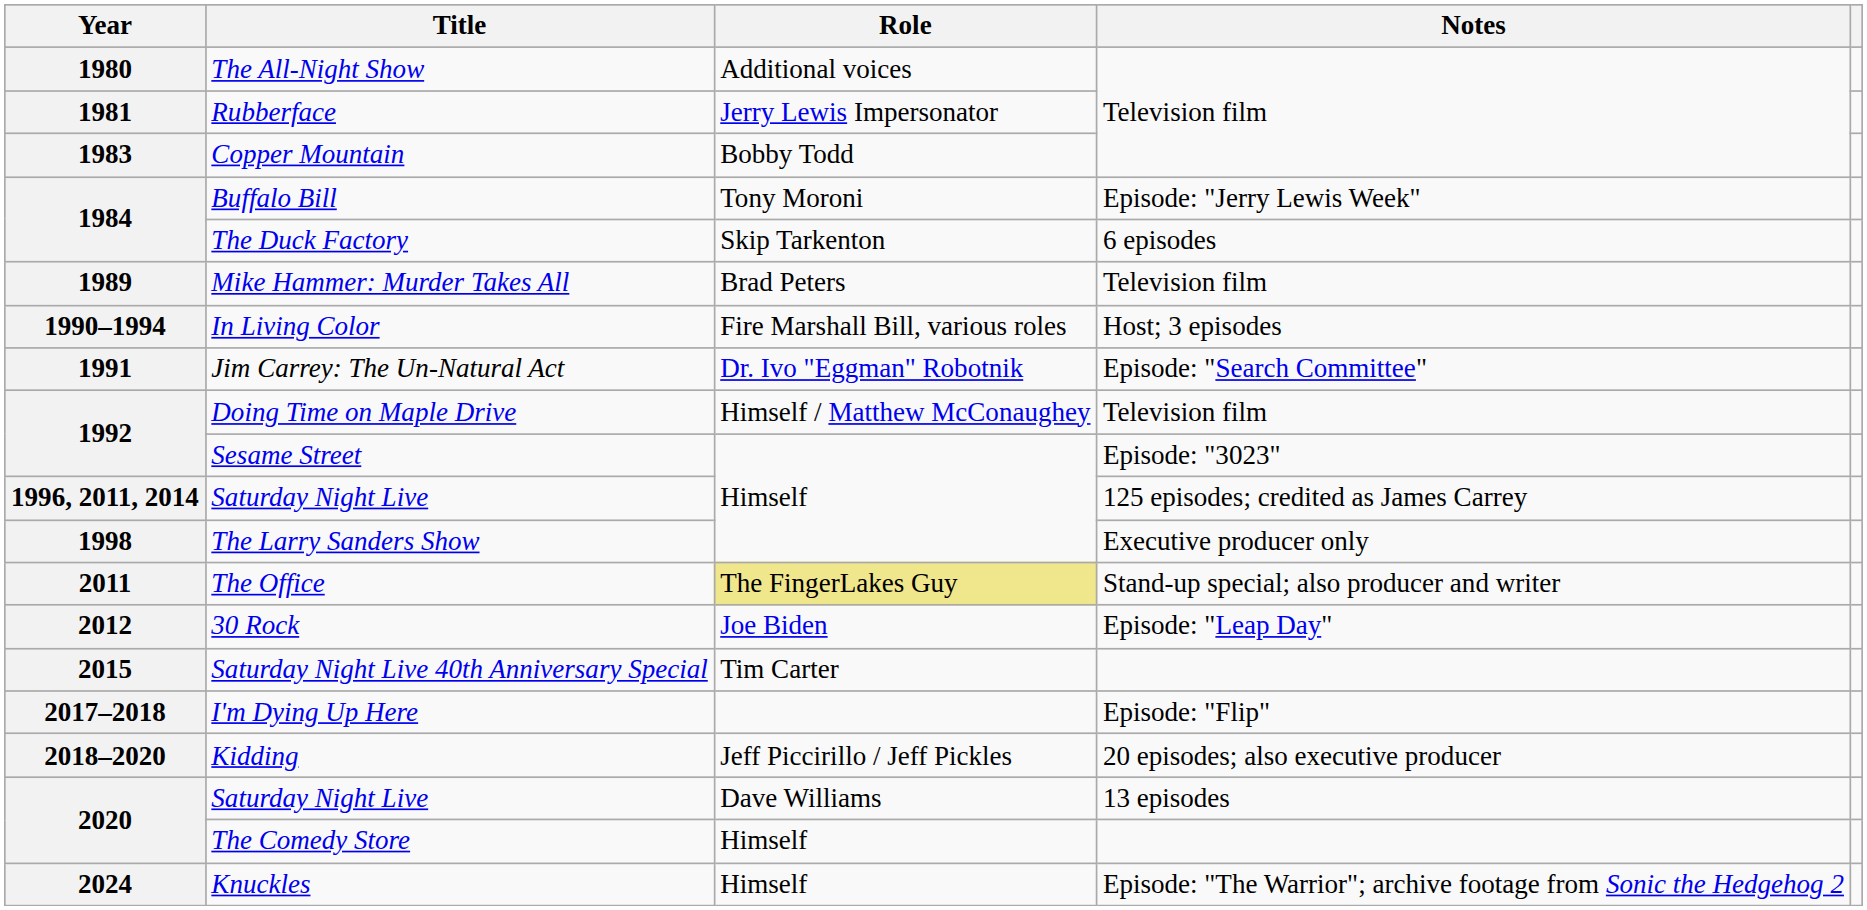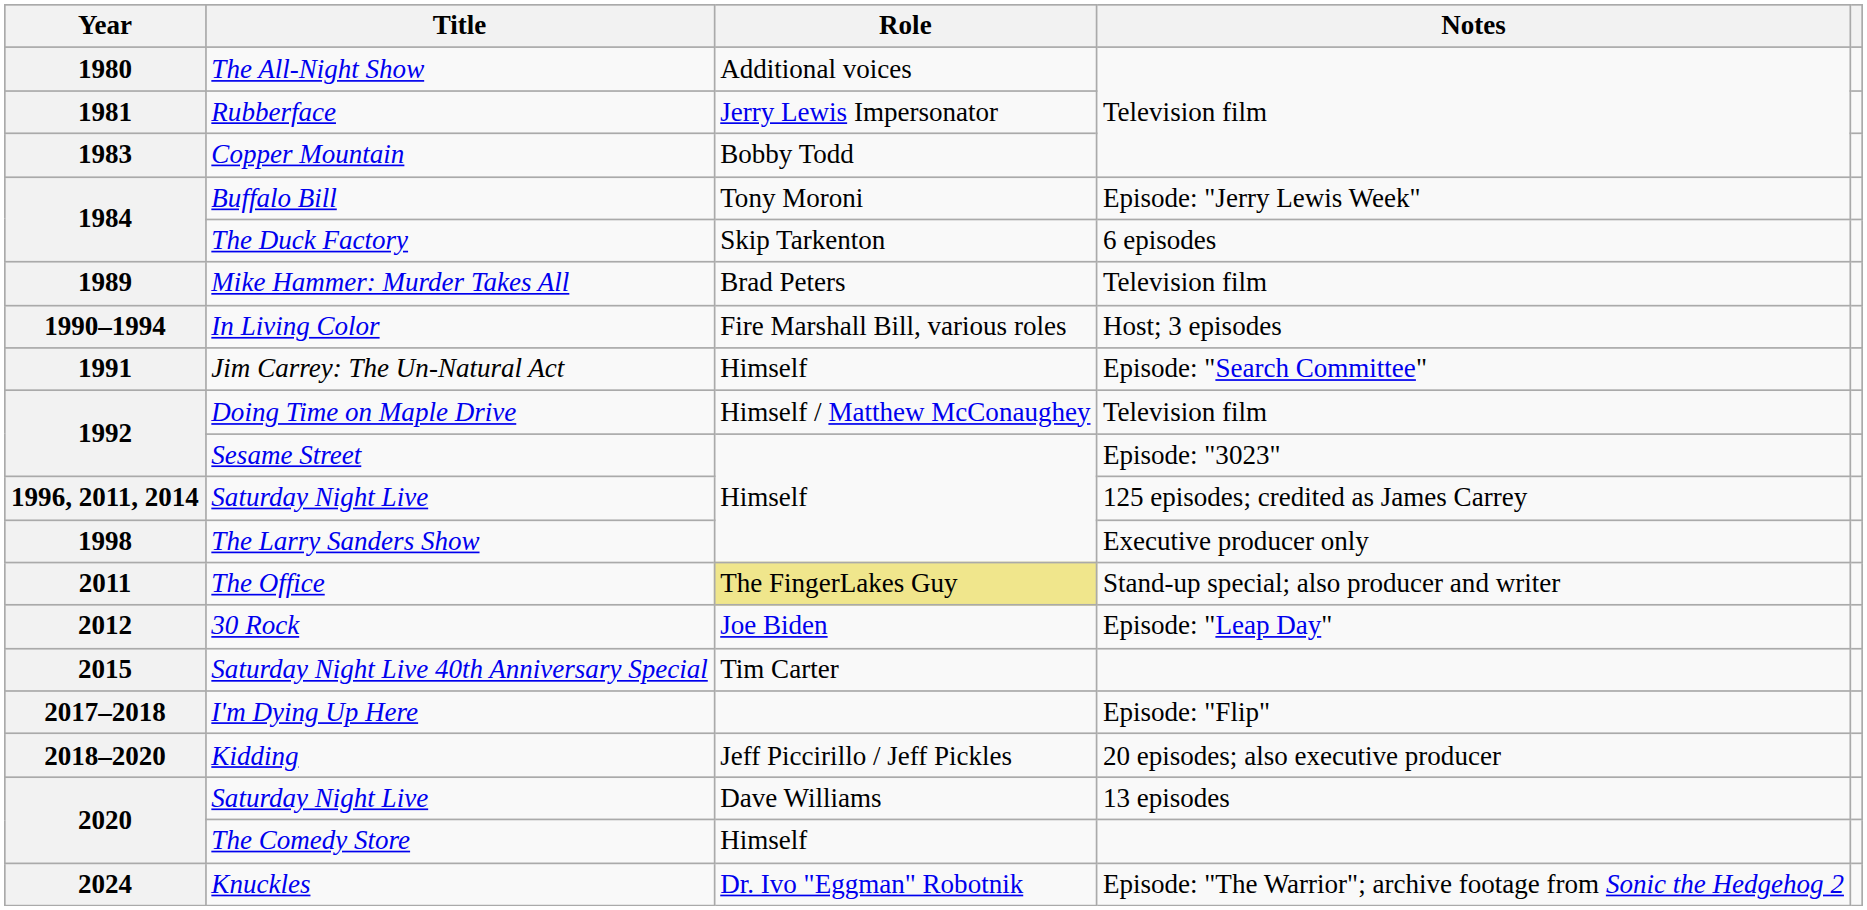(872, 369) Dr. Ivo "Eggman" Robotnik -> (764, 369) Himself
(764, 883) Himself -> (872, 883) Dr. Ivo "Eggman" Robotnik
